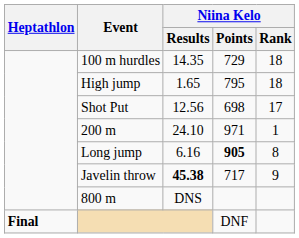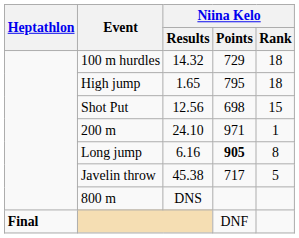(188, 61) 14.35 -> (188, 61) 14.32
(275, 107) 17 -> (275, 107) 15
(188, 175) bold -> (188, 175) normal
(275, 175) 9 -> (275, 175) 5
